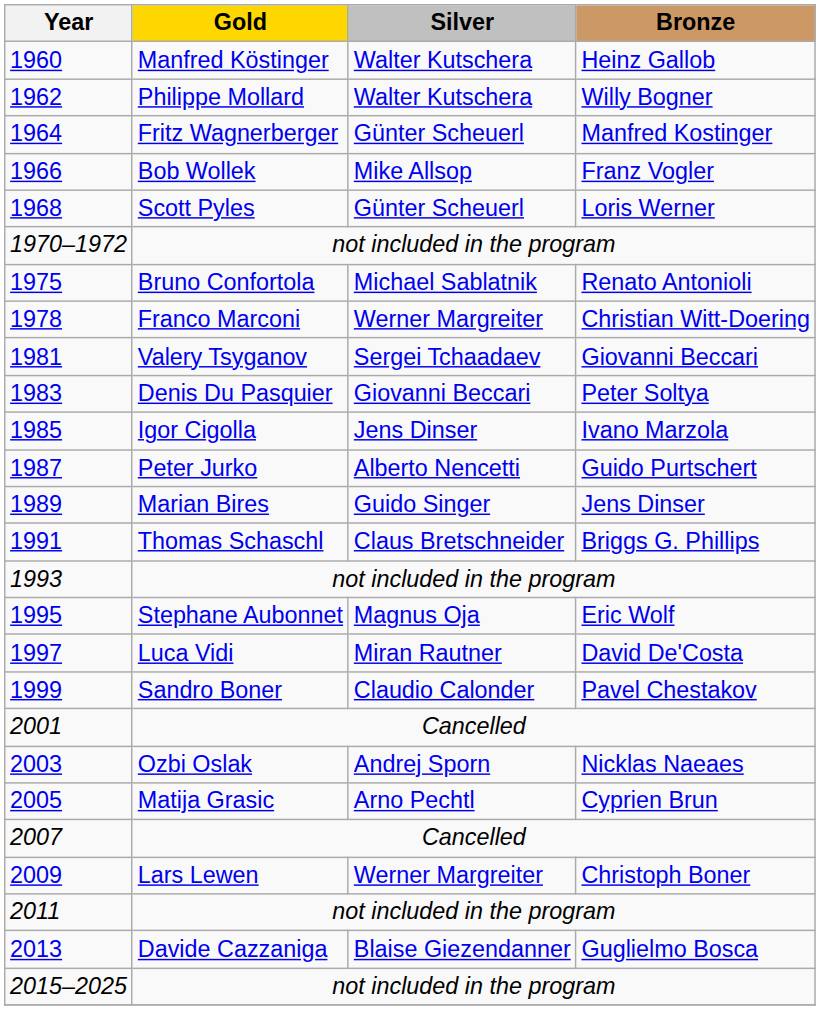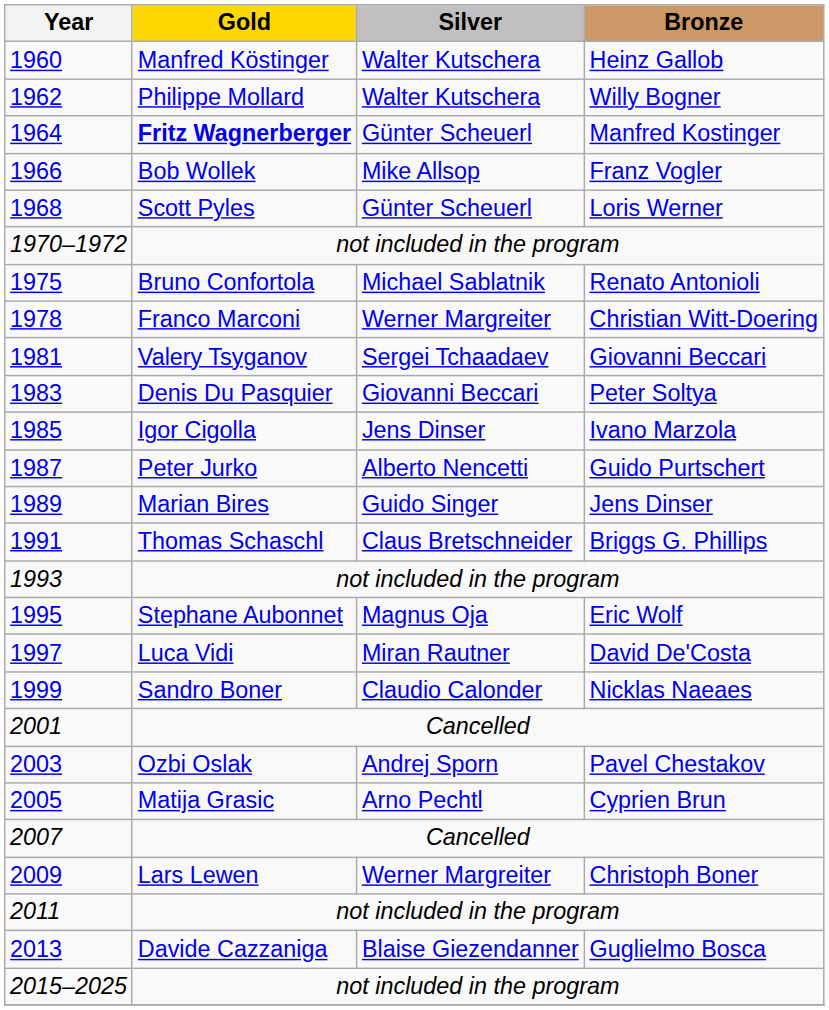(238, 134) normal -> (244, 134) bold
(669, 689) Pavel Chestakov -> (671, 689) Nicklas Naeaes
(663, 763) Nicklas Naeaes -> (677, 763) Pavel Chestakov
